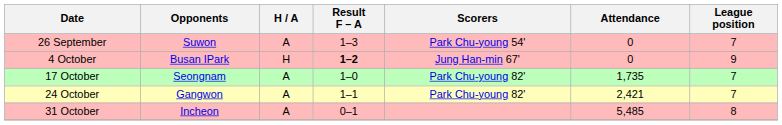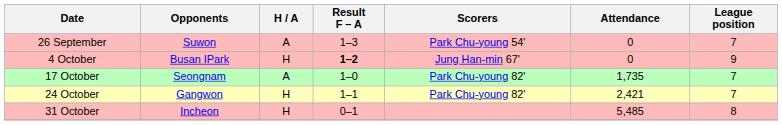(286, 94) A -> (286, 94) H
(286, 111) A -> (286, 111) H
